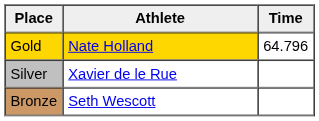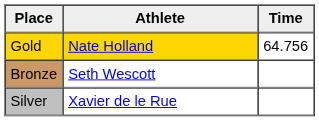(286, 46) 64.796 -> (286, 46) 64.756
rows swapped: (29, 73) <-> (34, 101)
